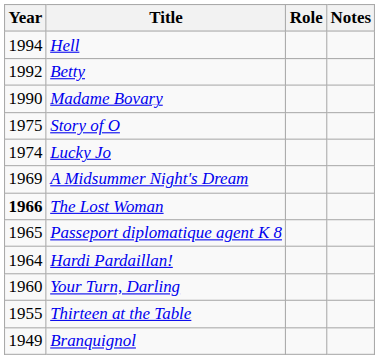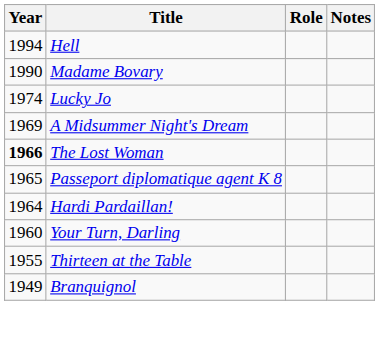- row: (68, 71)
- row: (85, 125)
